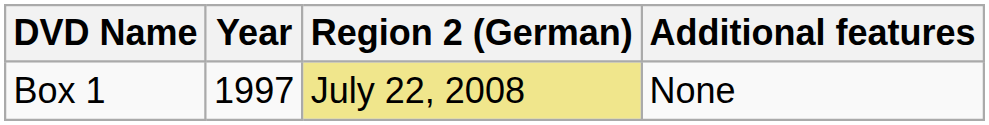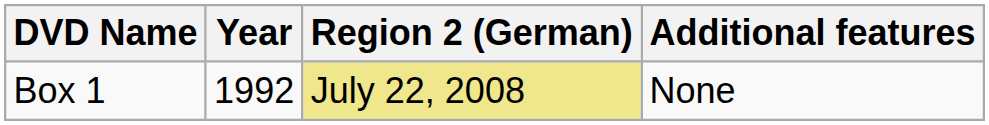(254, 90) 1997 -> (254, 90) 1992
